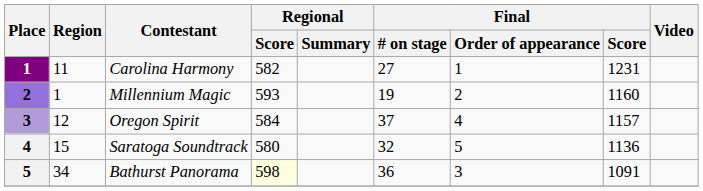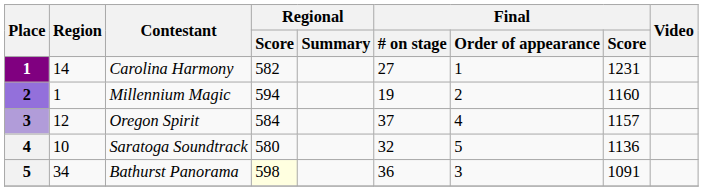(61, 69) 11 -> (61, 69) 14
(267, 95) 593 -> (267, 95) 594
(61, 146) 15 -> (61, 146) 10
